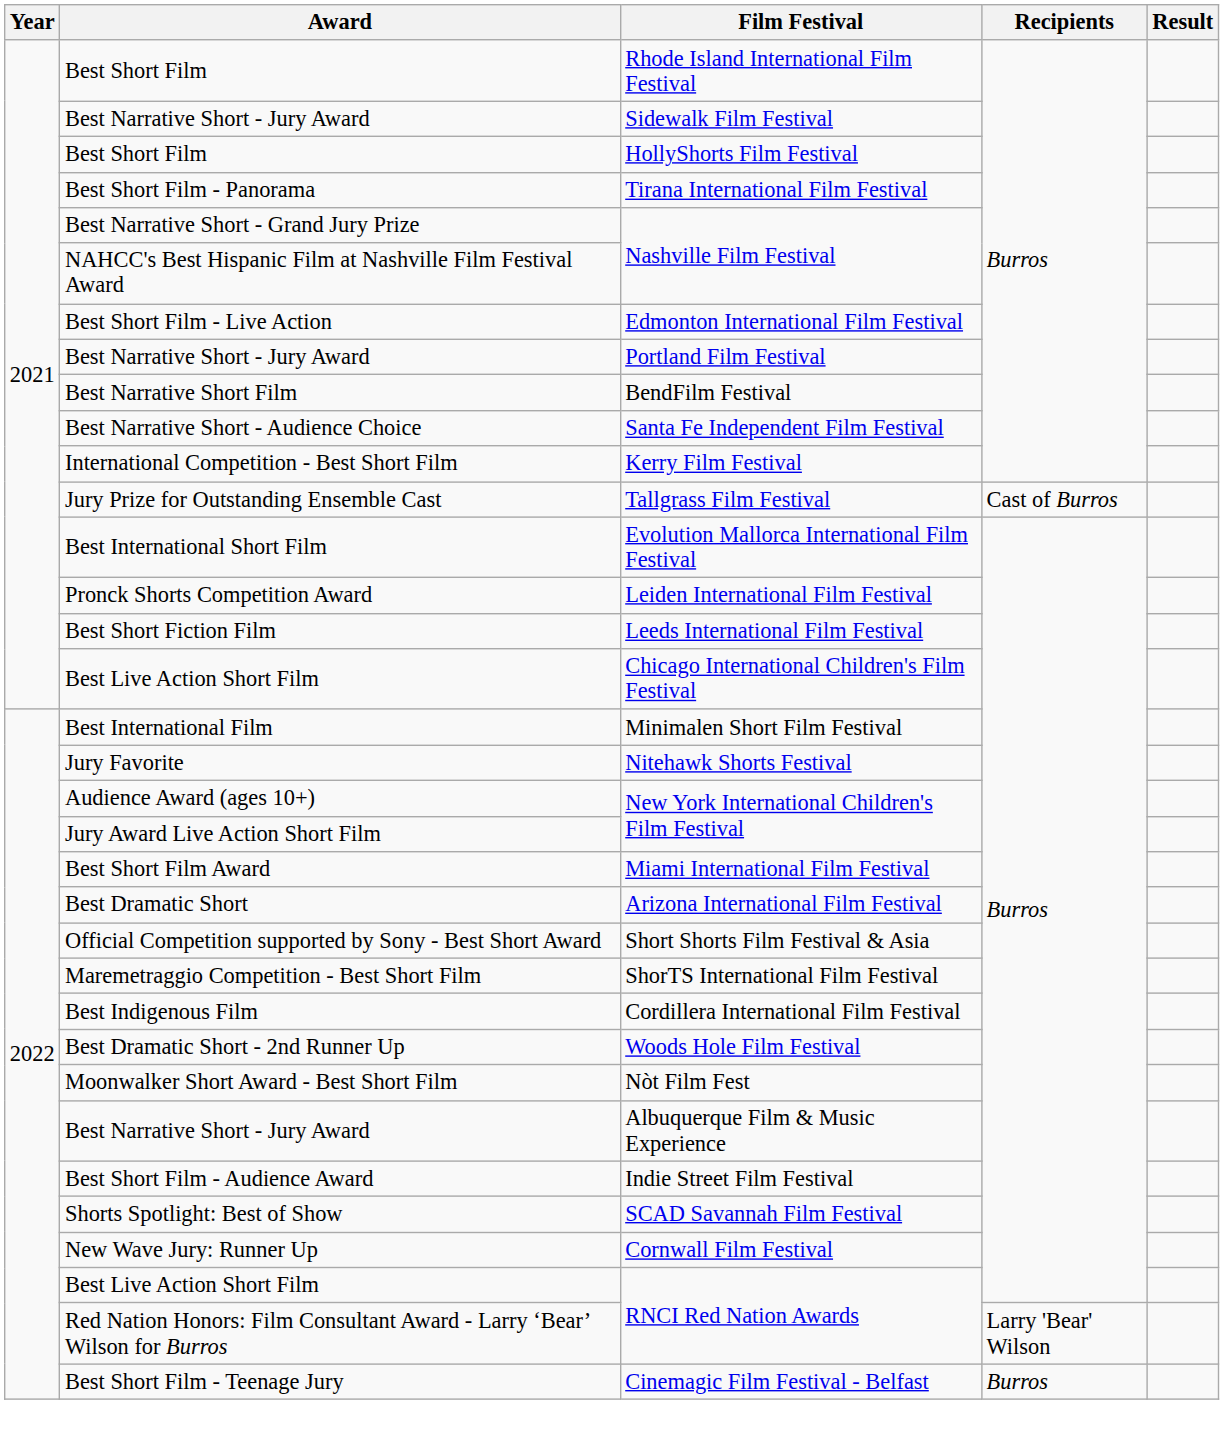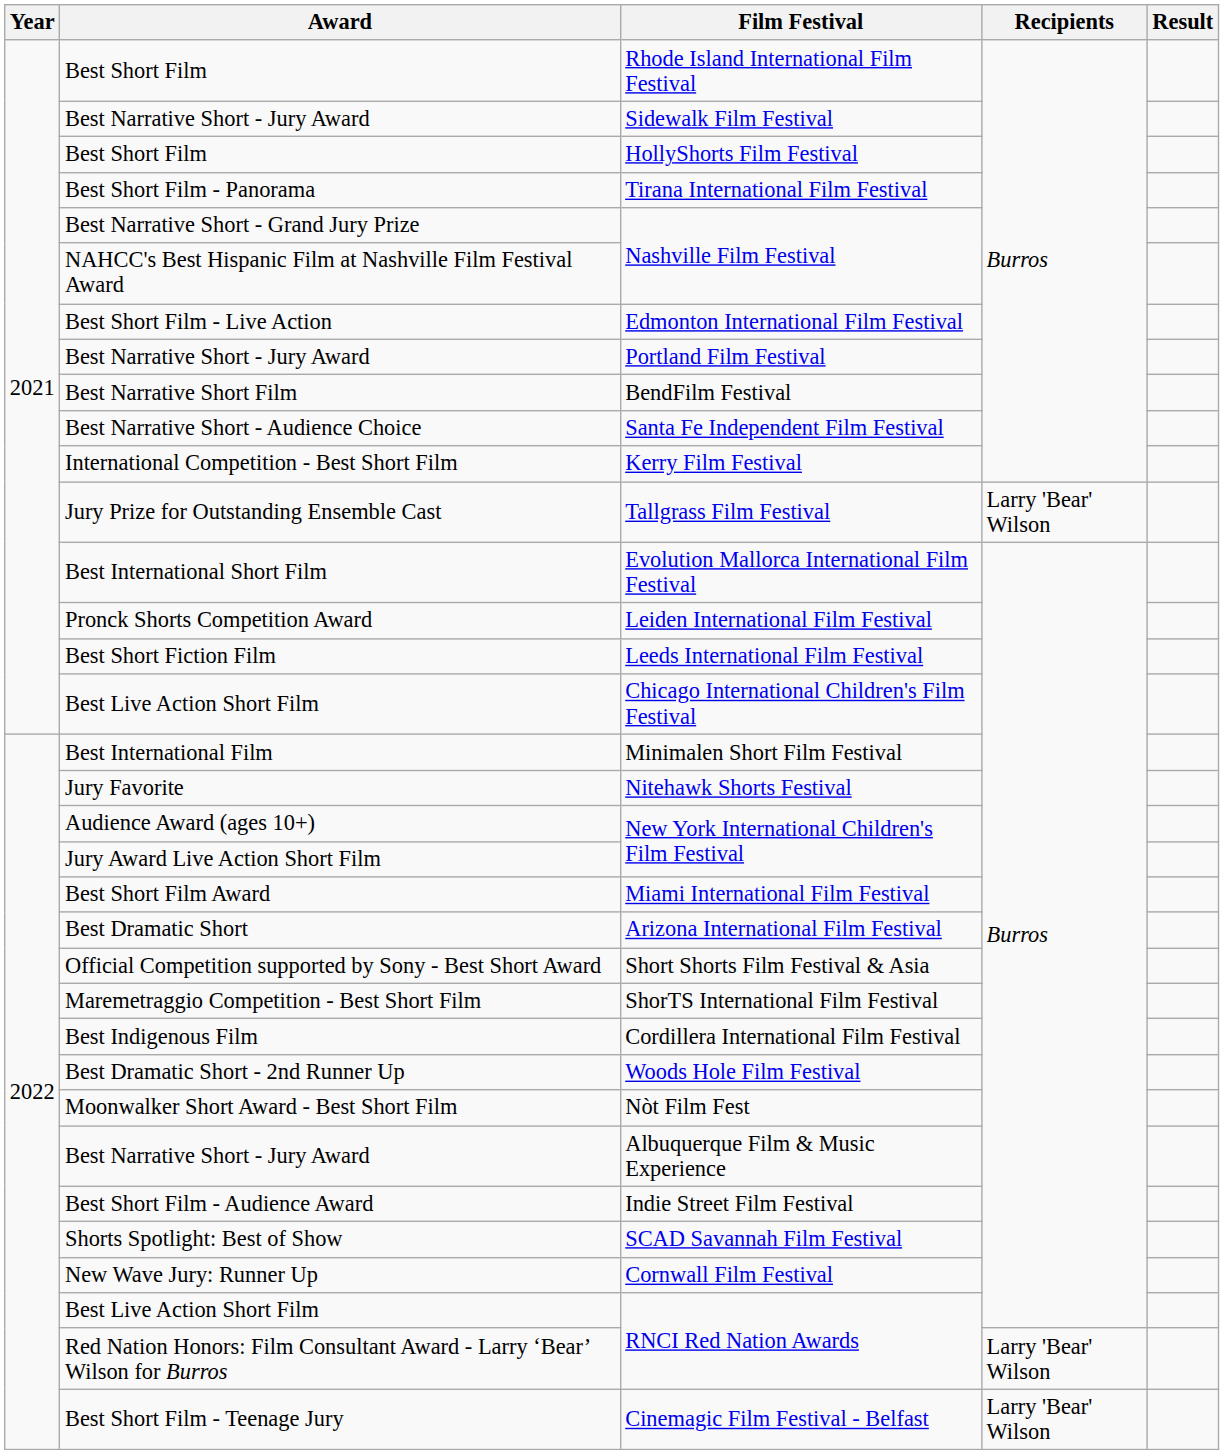(1052, 498) Cast of Burros -> (1039, 511) Larry 'Bear' Wilson
(1017, 1381) Burros -> (1039, 1419) Larry 'Bear' Wilson
